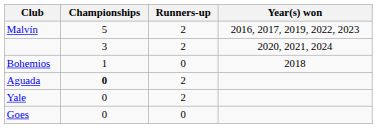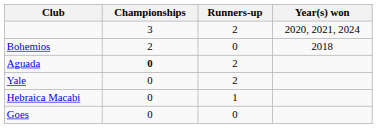- row: (22, 30)
(104, 64) 1 -> (150, 47) 2
+ row: (44, 98)
